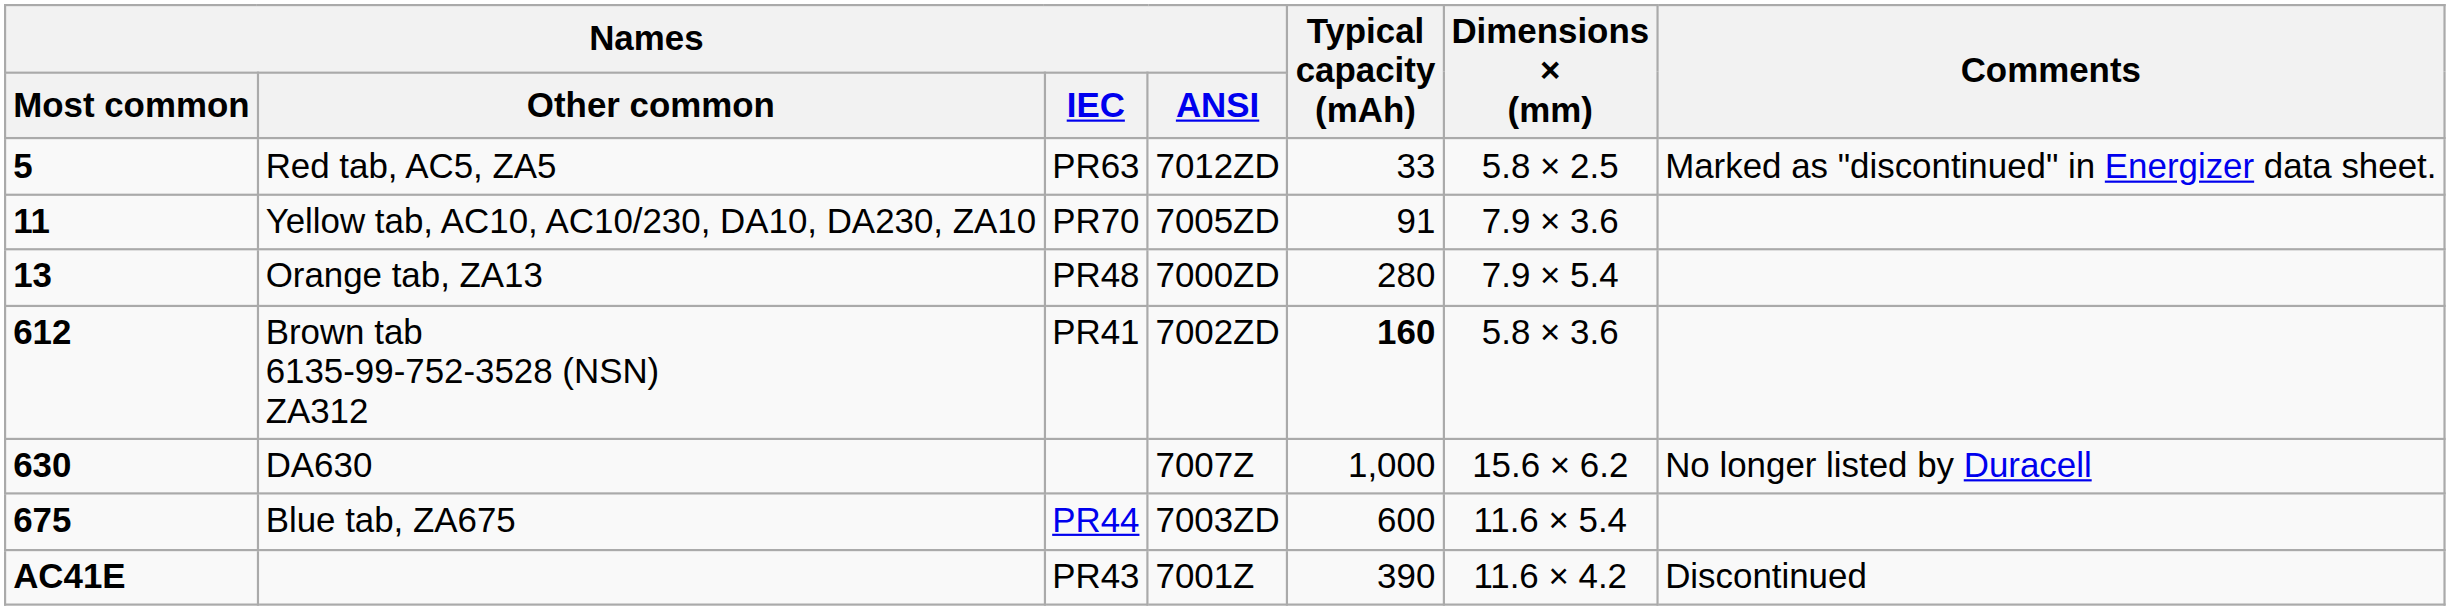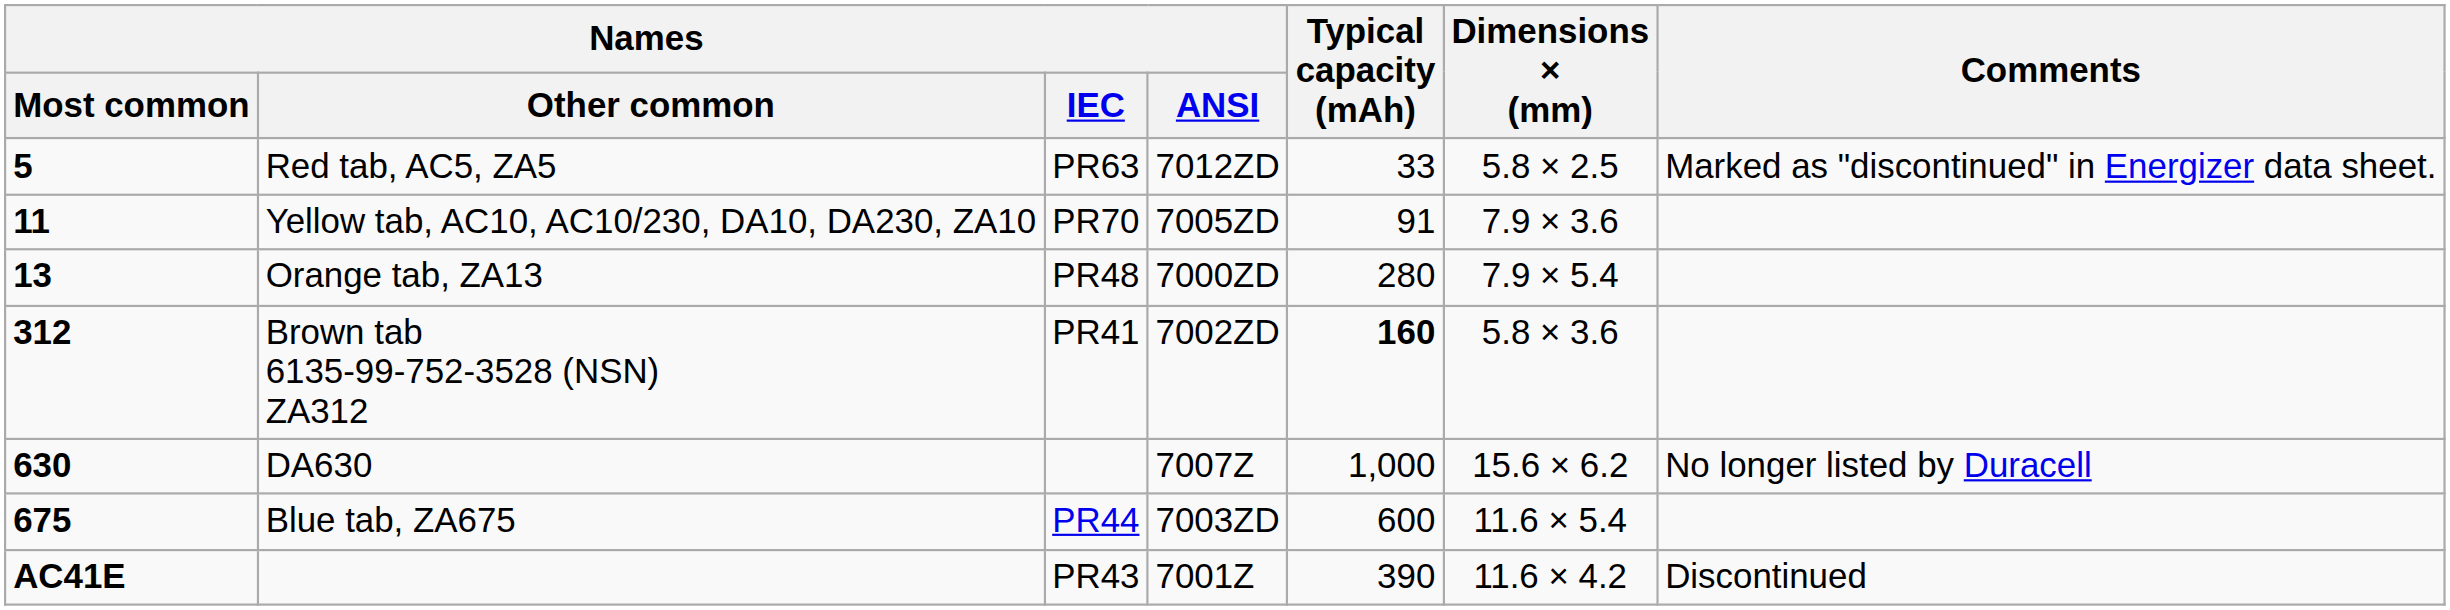(42, 331) 612 -> (42, 331) 312
